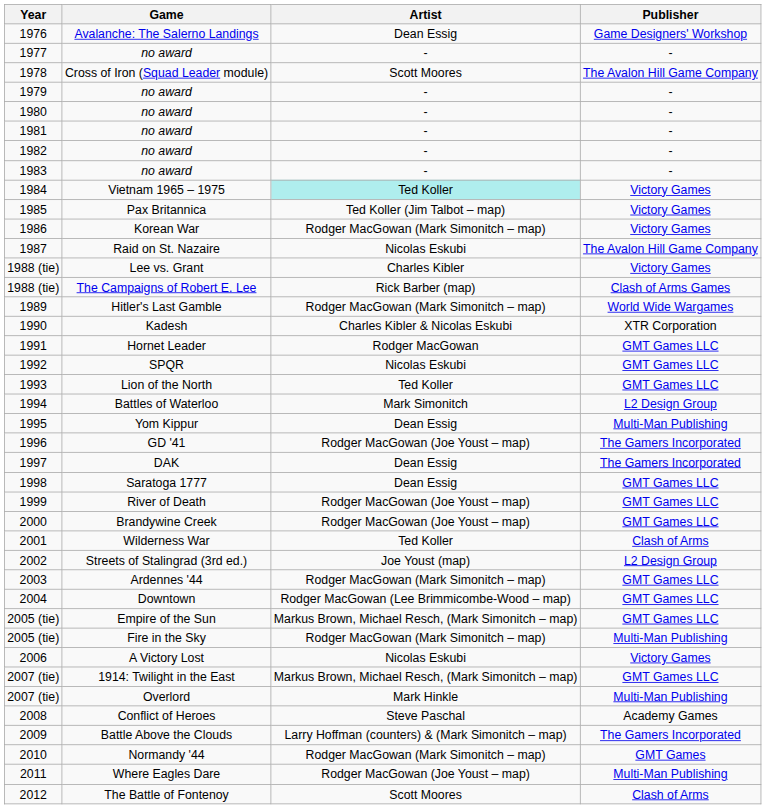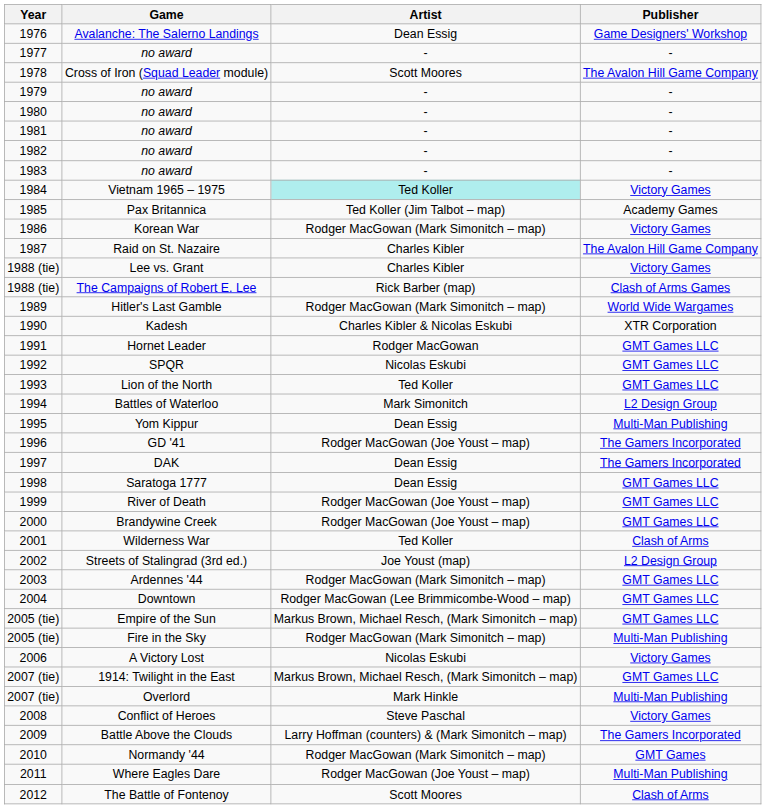(670, 209) Victory Games -> (670, 209) Academy Games
(426, 248) Nicolas Eskubi -> (426, 248) Charles Kibler
(670, 716) Academy Games -> (670, 716) Victory Games
